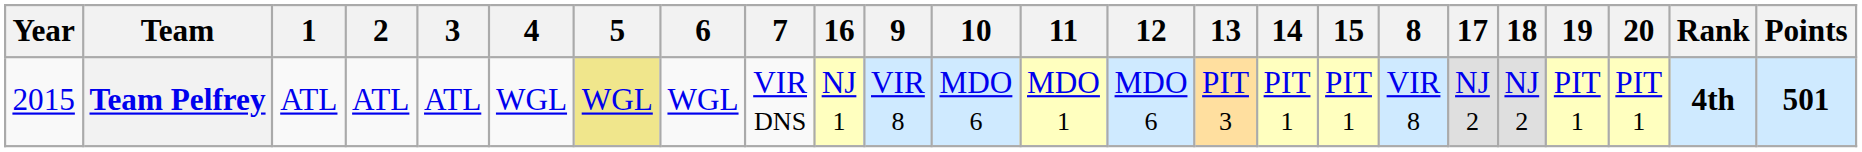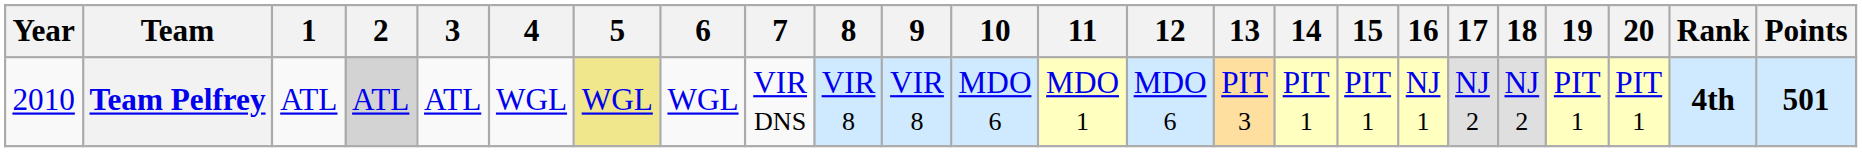columns swapped: (1414, 30) <-> (839, 30)
(44, 100) 2015 -> (44, 100) 2010
(381, 100) no background -> (381, 100) lightgrey background
